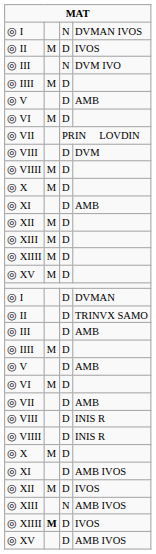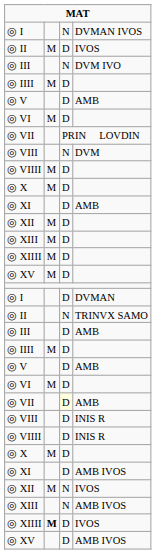(66, 152) D -> (66, 152) N
(66, 314) D -> (66, 314) N
(66, 401) no background -> (66, 401) lightyellow background
(66, 488) D -> (66, 488) N
